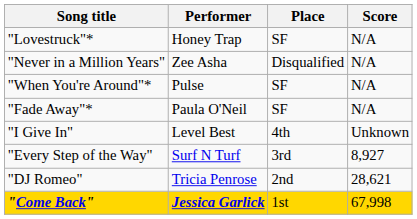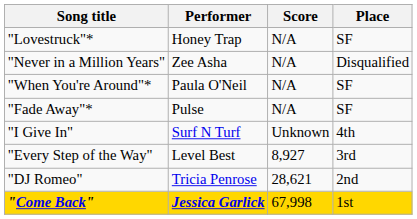columns swapped: (308, 16) <-> (380, 16)
(188, 86) Pulse -> (209, 86) Paula O'Neil
(209, 109) Paula O'Neil -> (188, 109) Pulse
(203, 132) Level Best -> (206, 132) Surf N Turf
(206, 156) Surf N Turf -> (203, 156) Level Best
